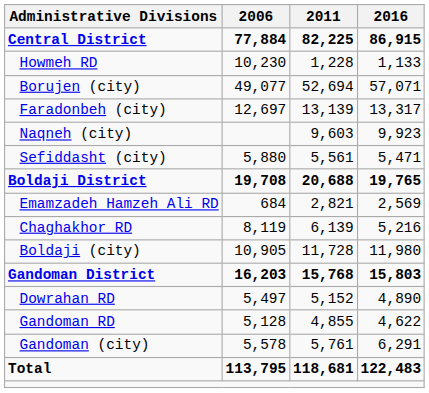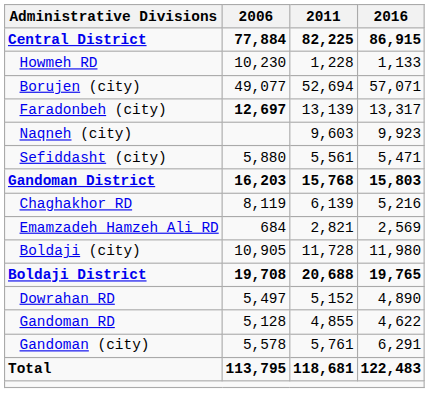(260, 110) normal -> (260, 110) bold
rows swapped: (77, 181) <-> (82, 275)
rows swapped: (76, 228) <-> (119, 204)
